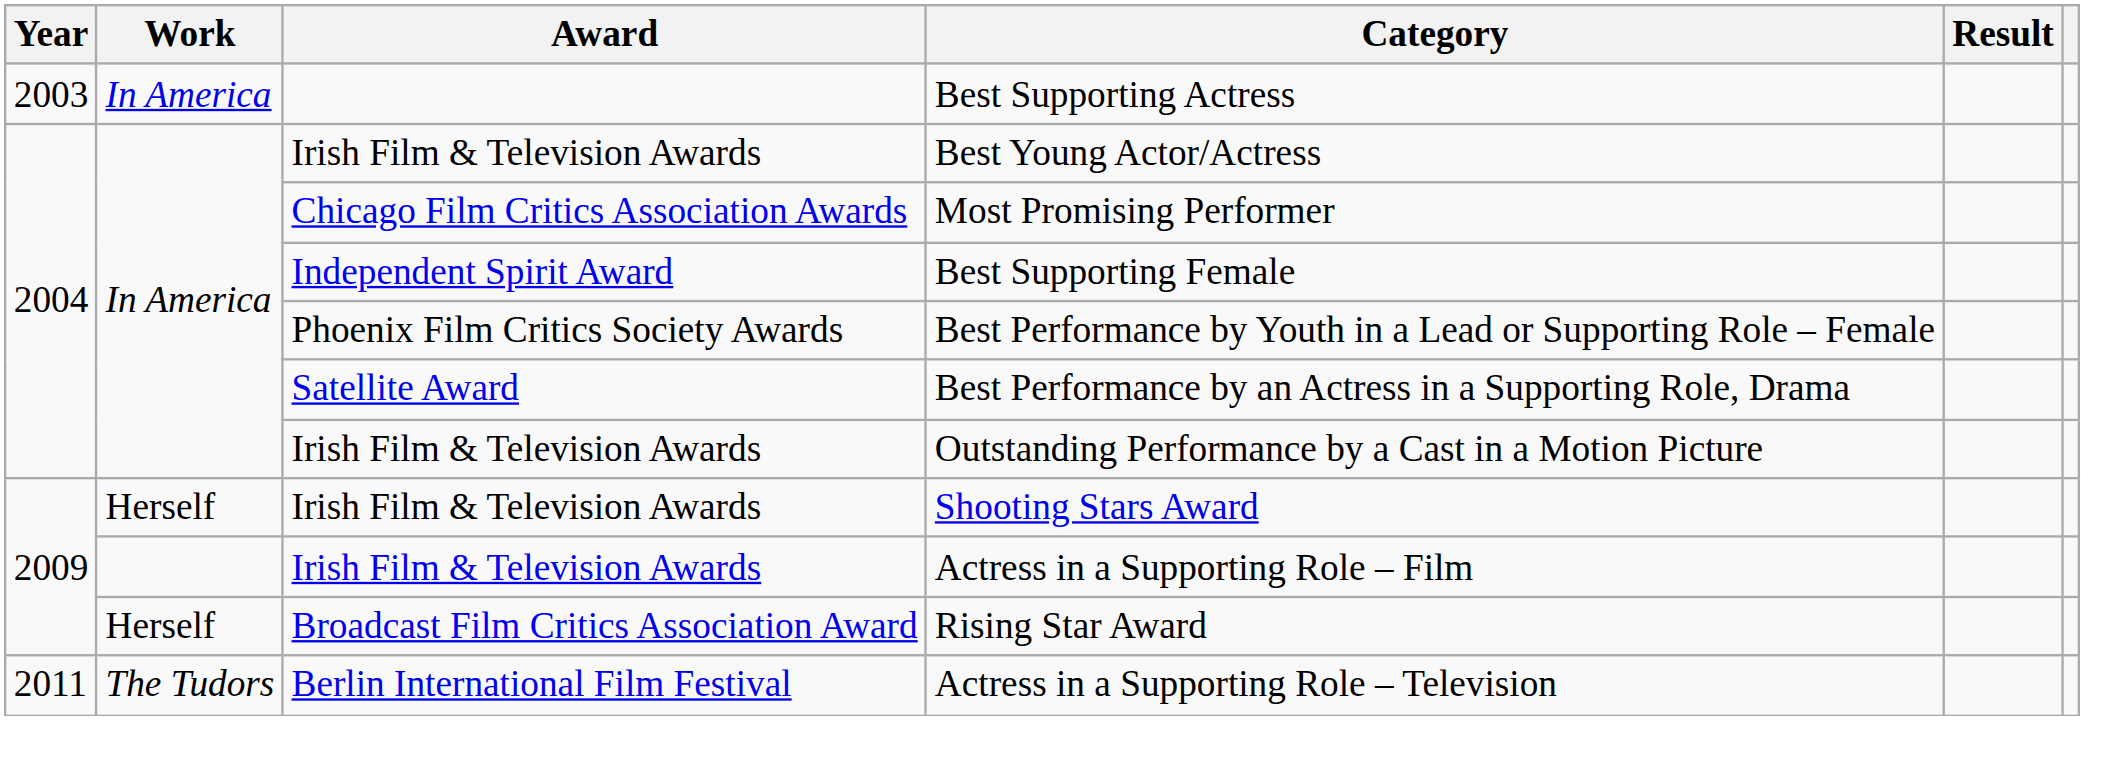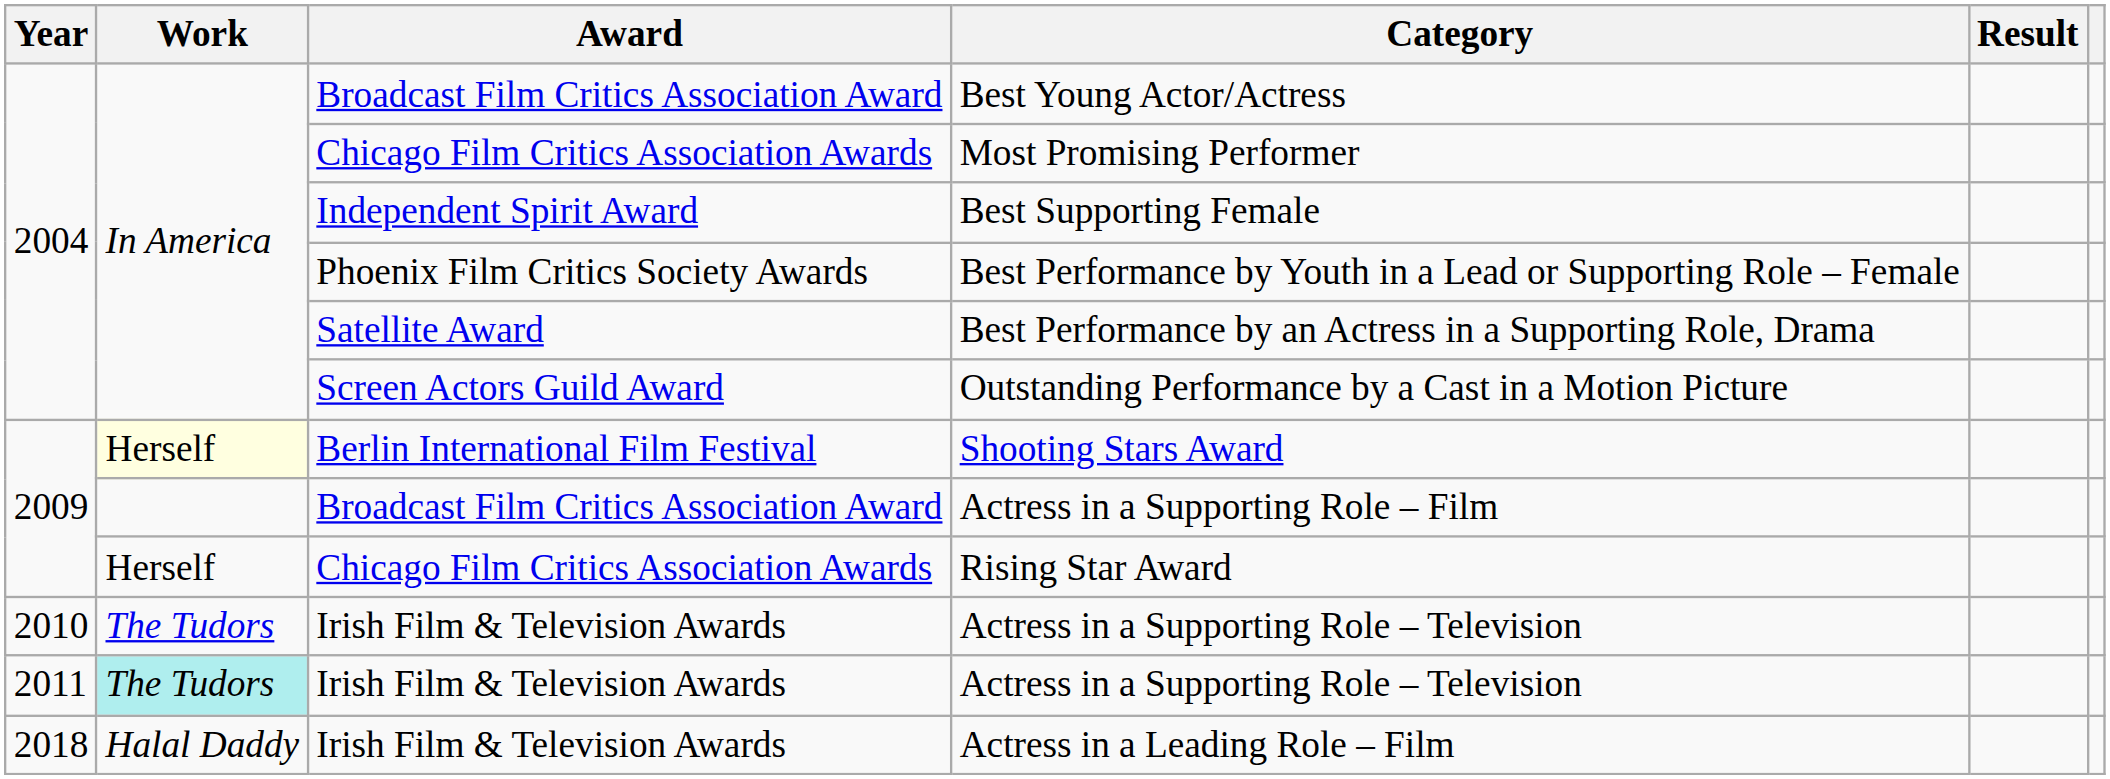- row: (51, 93)
(526, 152) Irish Film & Television Awards -> (629, 93) Broadcast Film Critics Association Award
(526, 447) Irish Film & Television Awards -> (520, 388) Screen Actors Guild Award
(160, 507) no background -> (160, 447) lightyellow background
(526, 507) Irish Film & Television Awards -> (566, 447) Berlin International Film Festival
(526, 566) Irish Film & Television Awards -> (629, 507) Broadcast Film Critics Association Award
(605, 625) Broadcast Film Critics Association Award -> (624, 566) Chicago Film Critics Association Awards
+ row: (51, 625)
(190, 684) no background -> (190, 684) paleturquoise background
(542, 684) Berlin International Film Festival -> (551, 684) Irish Film & Television Awards
+ row: (51, 743)
